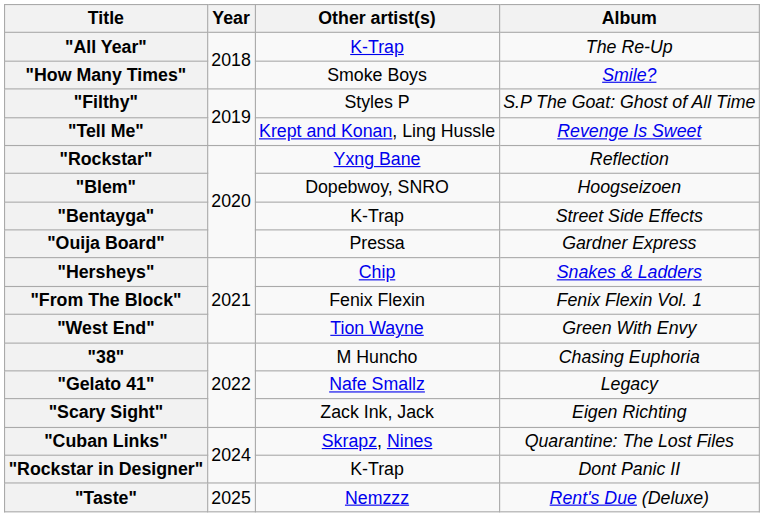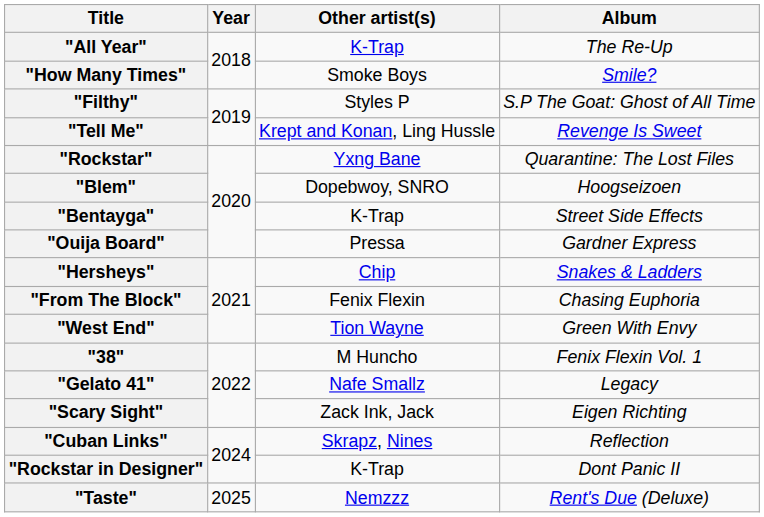(629, 159) Reflection -> (629, 159) Quarantine: The Lost Files
(629, 300) Fenix Flexin Vol. 1 -> (629, 300) Chasing Euphoria
(629, 356) Chasing Euphoria -> (629, 356) Fenix Flexin Vol. 1
(629, 441) Quarantine: The Lost Files -> (629, 441) Reflection
